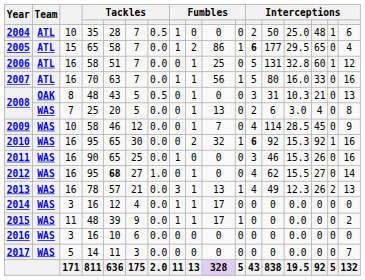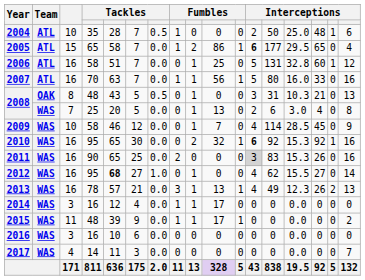(178, 158) 1 -> (178, 158) 2
(254, 158) no background -> (254, 158) lightgrey background
(273, 158) 46 -> (273, 158) 83
(71, 252) 5 -> (71, 252) 4
